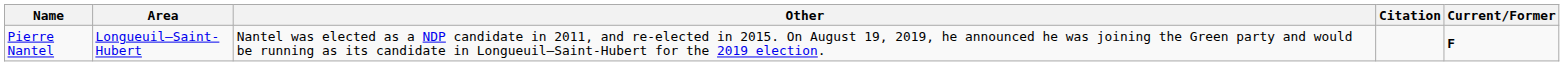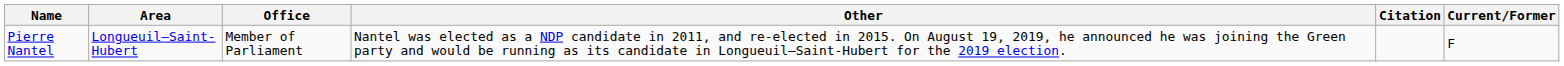+ column: (287, 15)
(1451, 43) bold -> (1451, 43) normal
